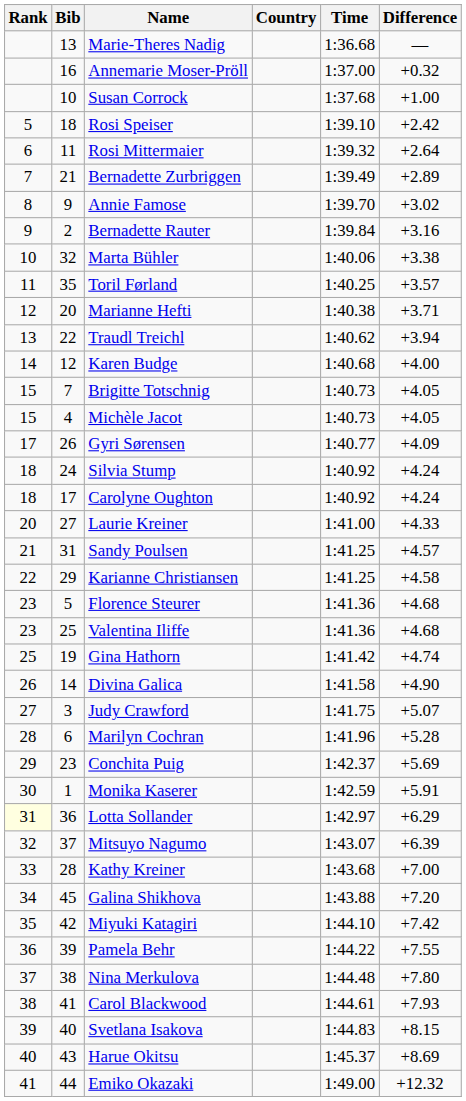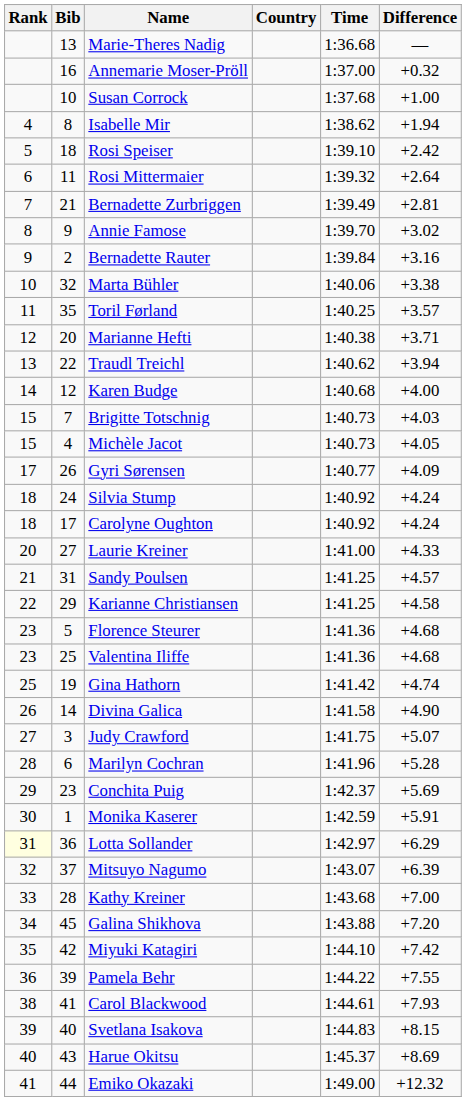+ row: (129, 124)
(420, 177) +2.89 -> (420, 204) +2.81
(420, 390) +4.05 -> (420, 417) +4.03
- row: (144, 976)
